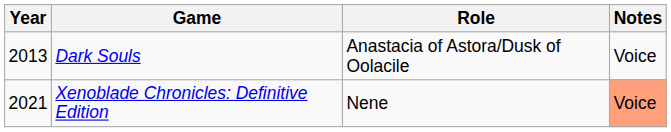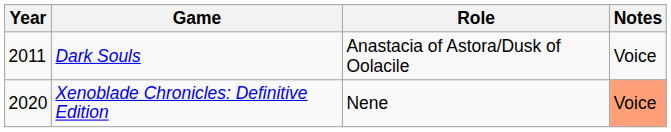(28, 55) 2013 -> (27, 55) 2011
(28, 103) 2021 -> (28, 103) 2020
